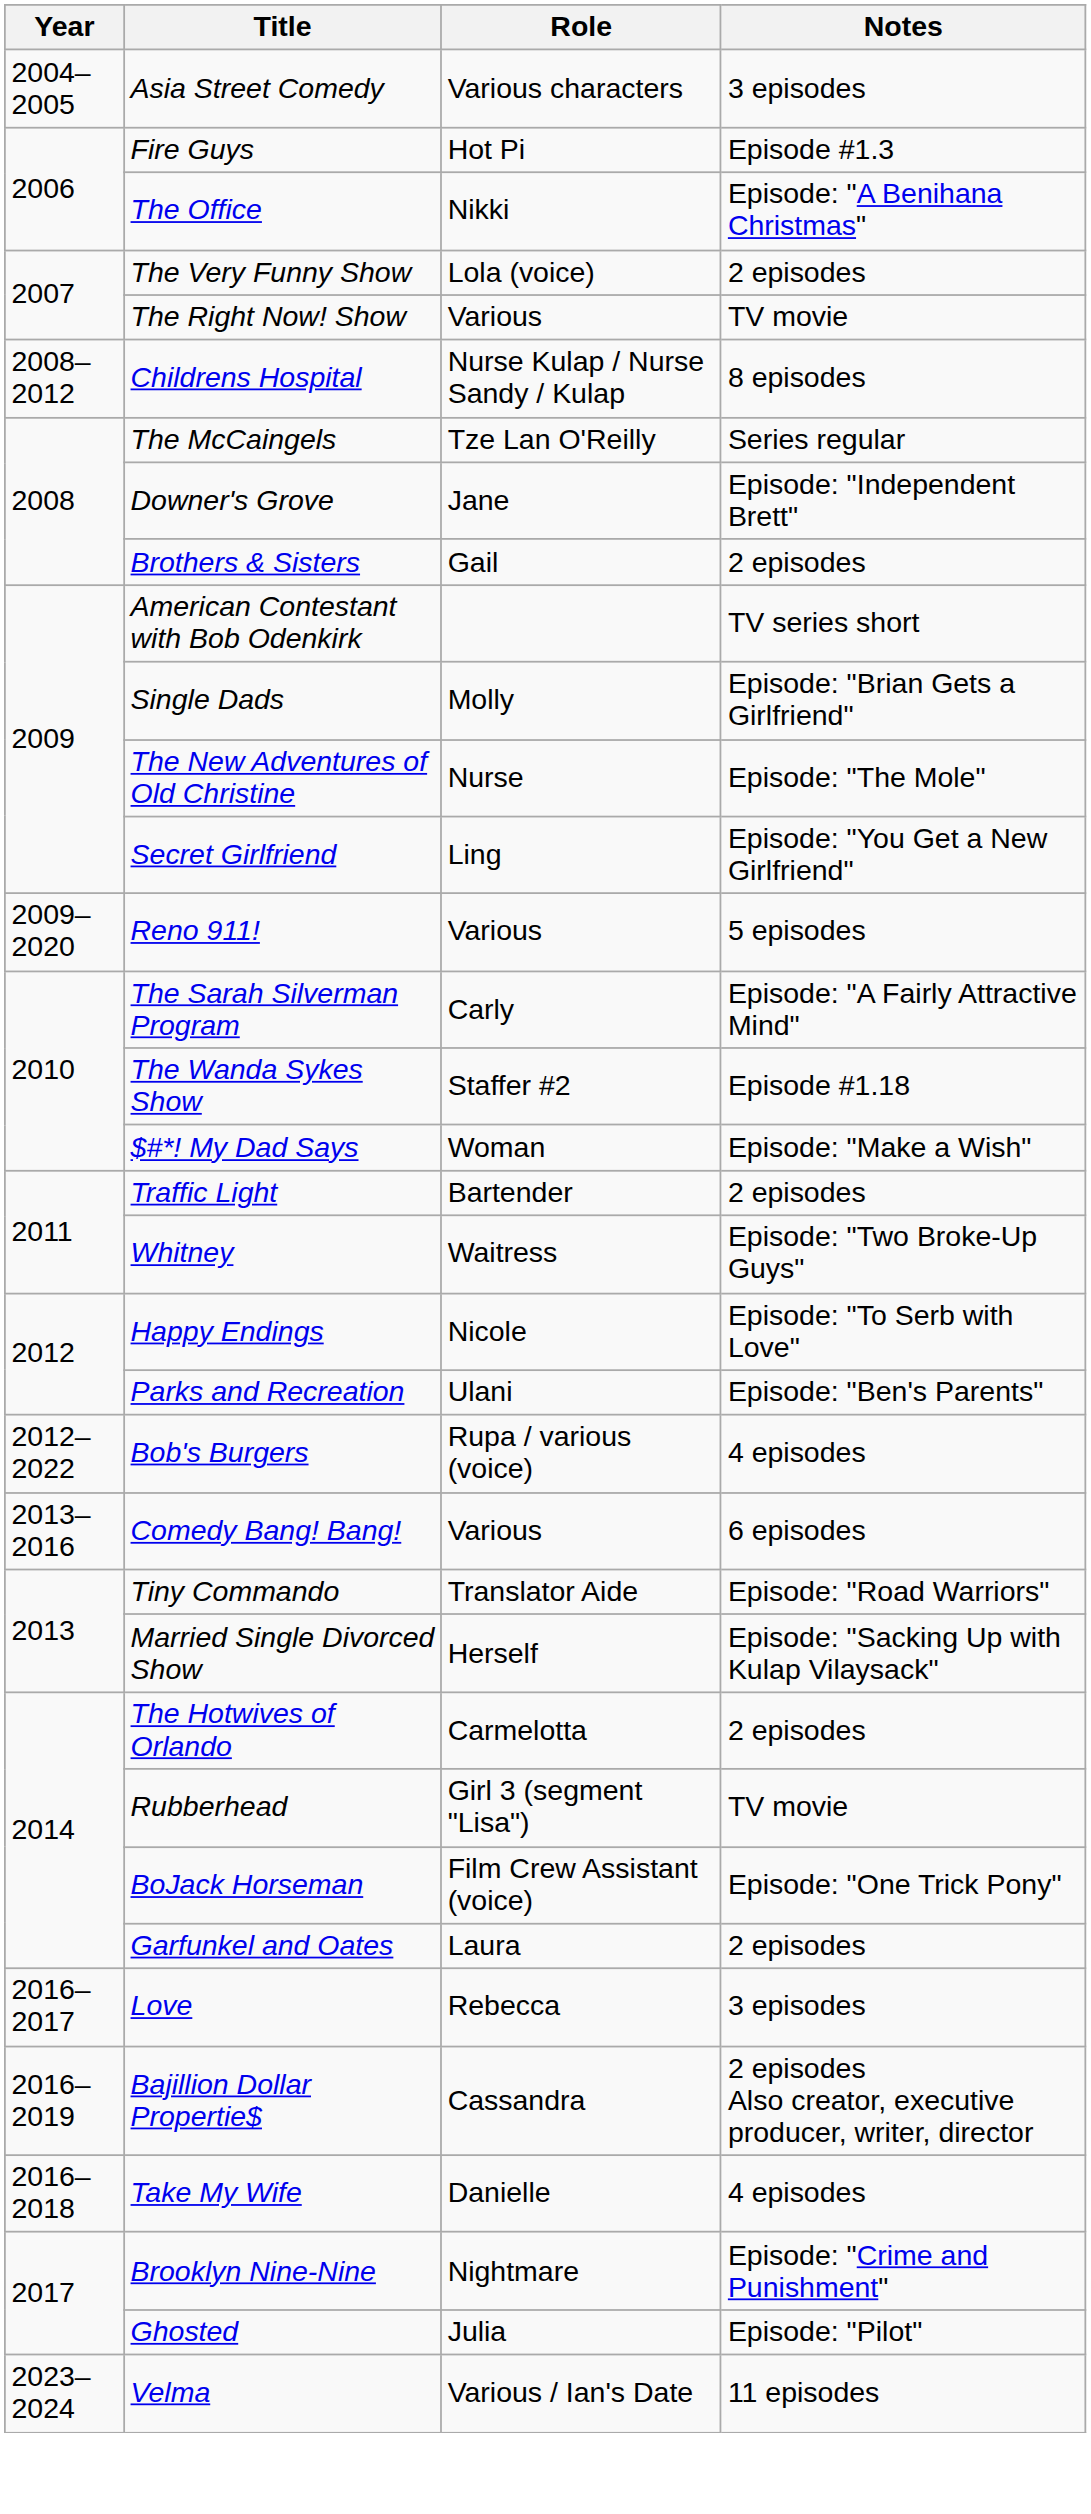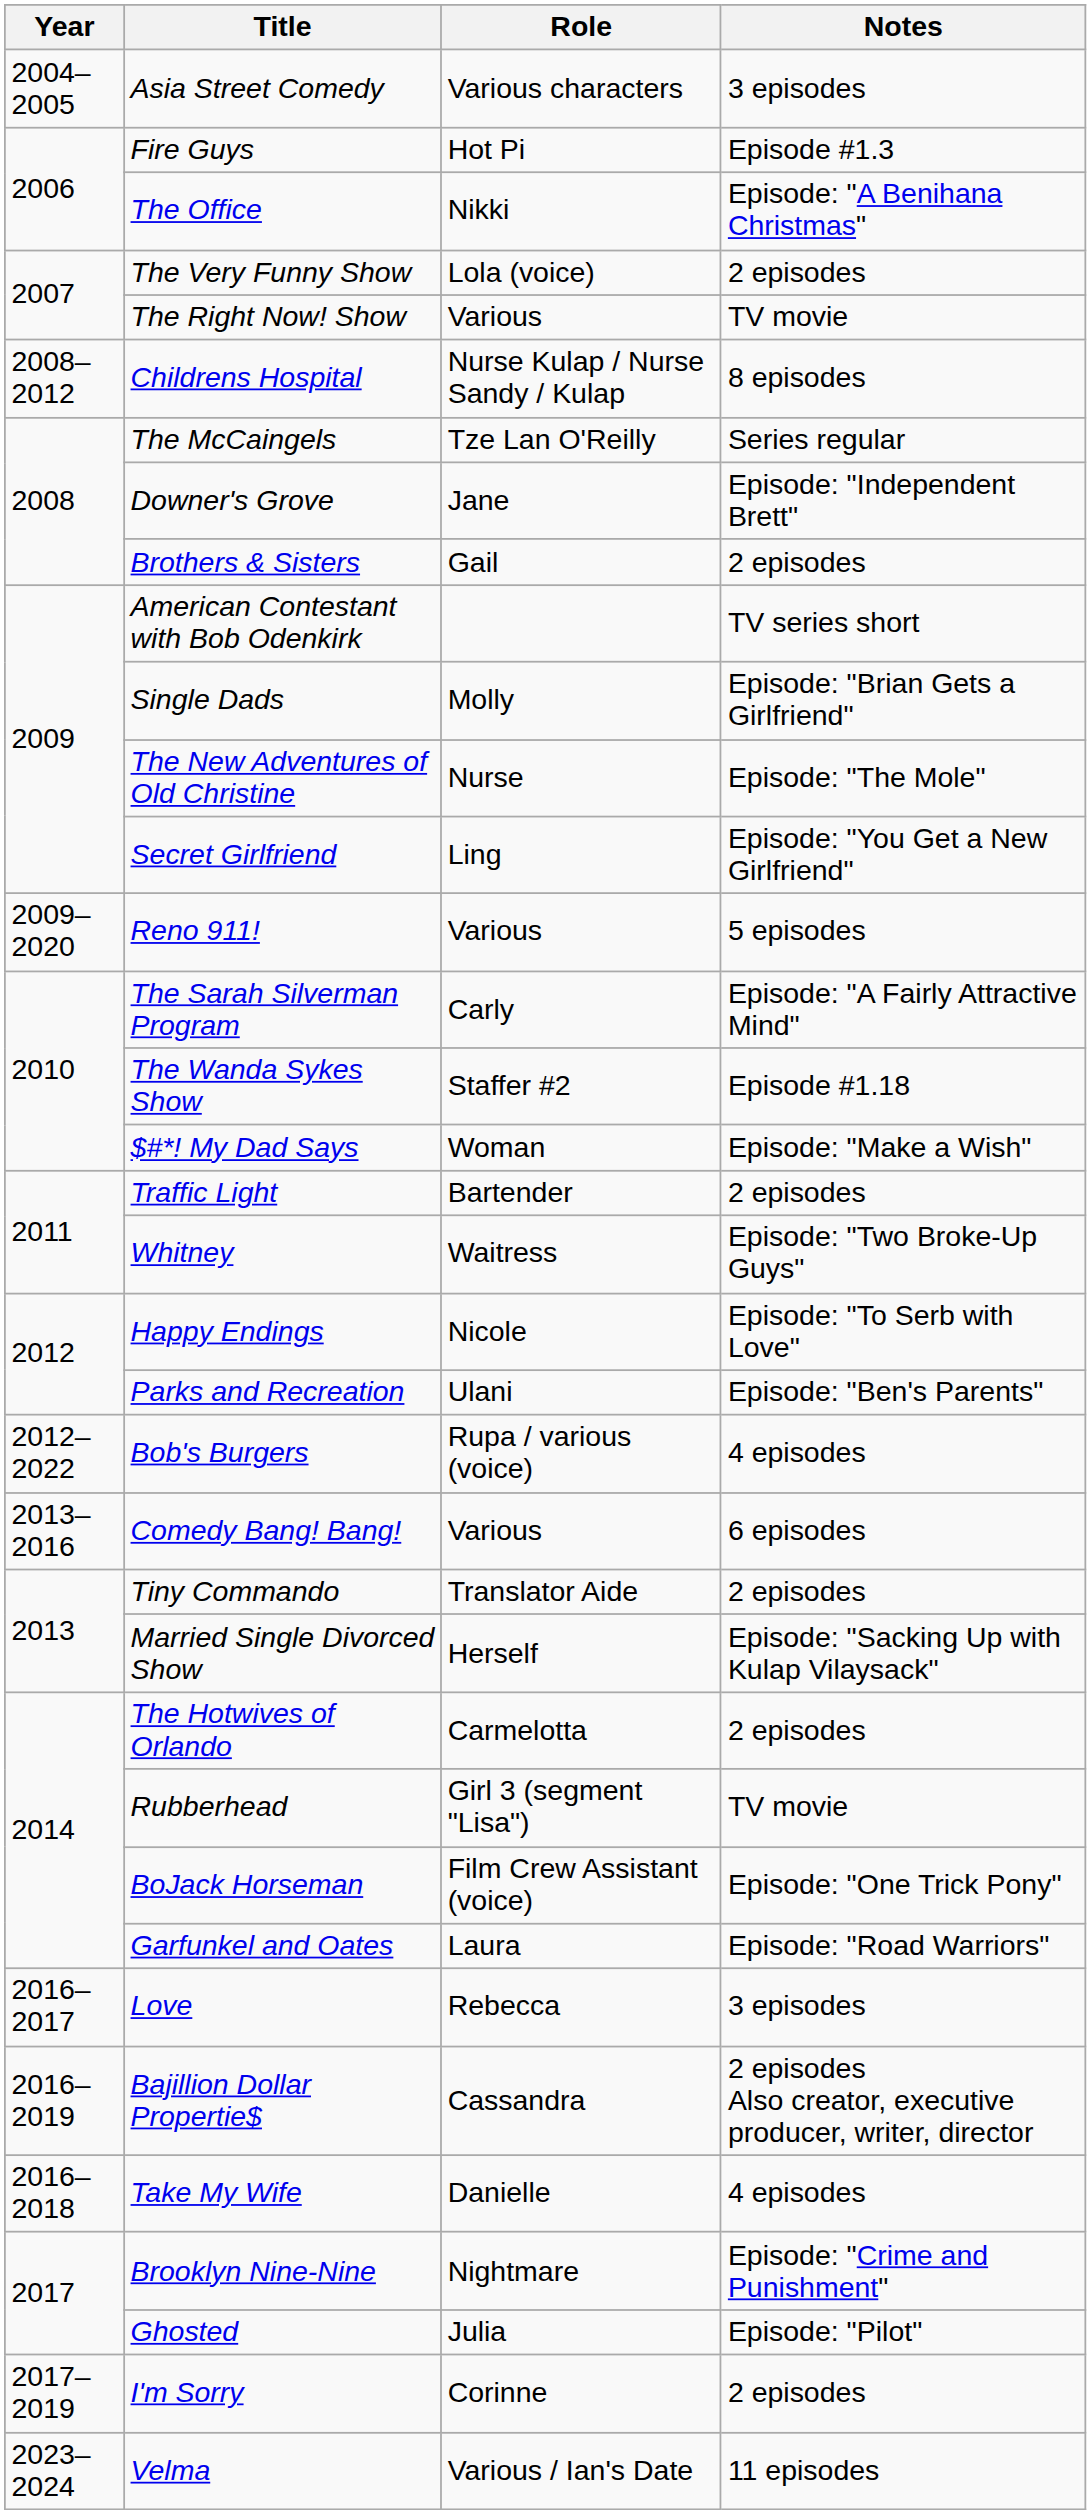(889, 1591) Episode: "Road Warriors" -> (797, 1591) 2 episodes
(797, 1945) 2 episodes -> (889, 1945) Episode: "Road Warriors"
+ row: (187, 2392)
